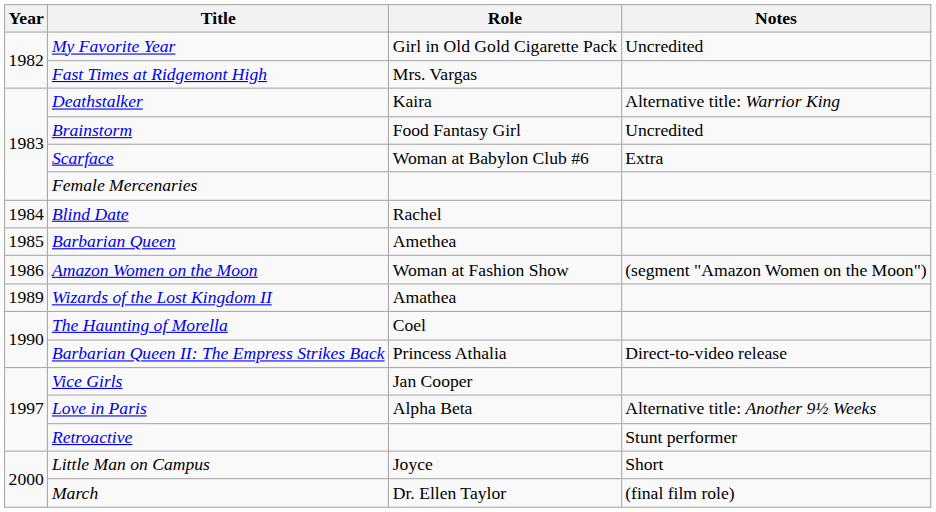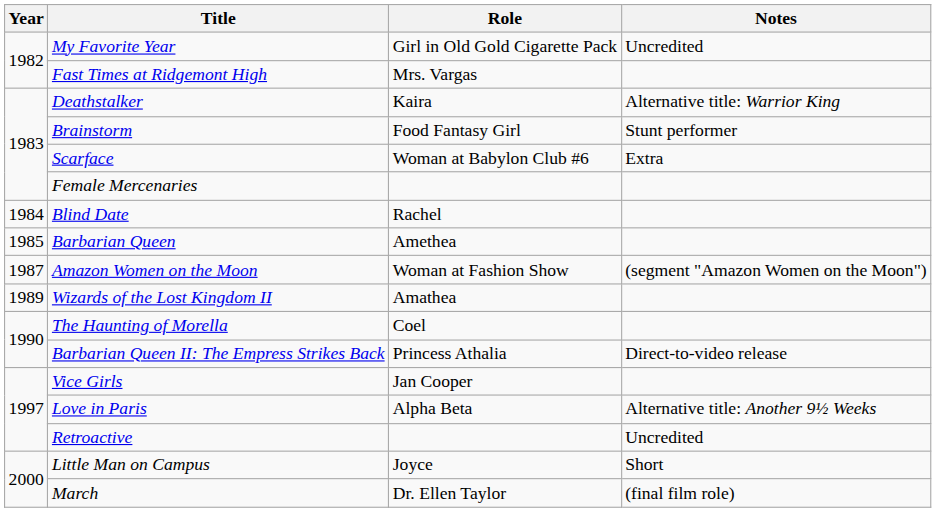(664, 130) Uncredited -> (681, 130) Stunt performer
(26, 269) 1986 -> (26, 269) 1987
(681, 437) Stunt performer -> (664, 437) Uncredited
